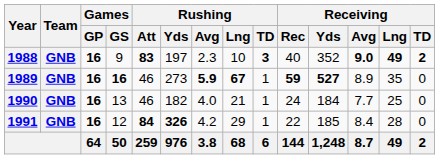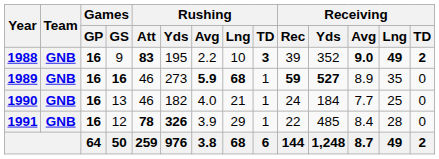(176, 57) 197 -> (176, 57) 195
(207, 57) 2.3 -> (207, 57) 2.2
(293, 57) 40 -> (293, 57) 39
(238, 79) 67 -> (238, 79) 68
(146, 121) 84 -> (146, 121) 78
(207, 121) 4.2 -> (207, 121) 3.9
(328, 121) 185 -> (328, 121) 485
